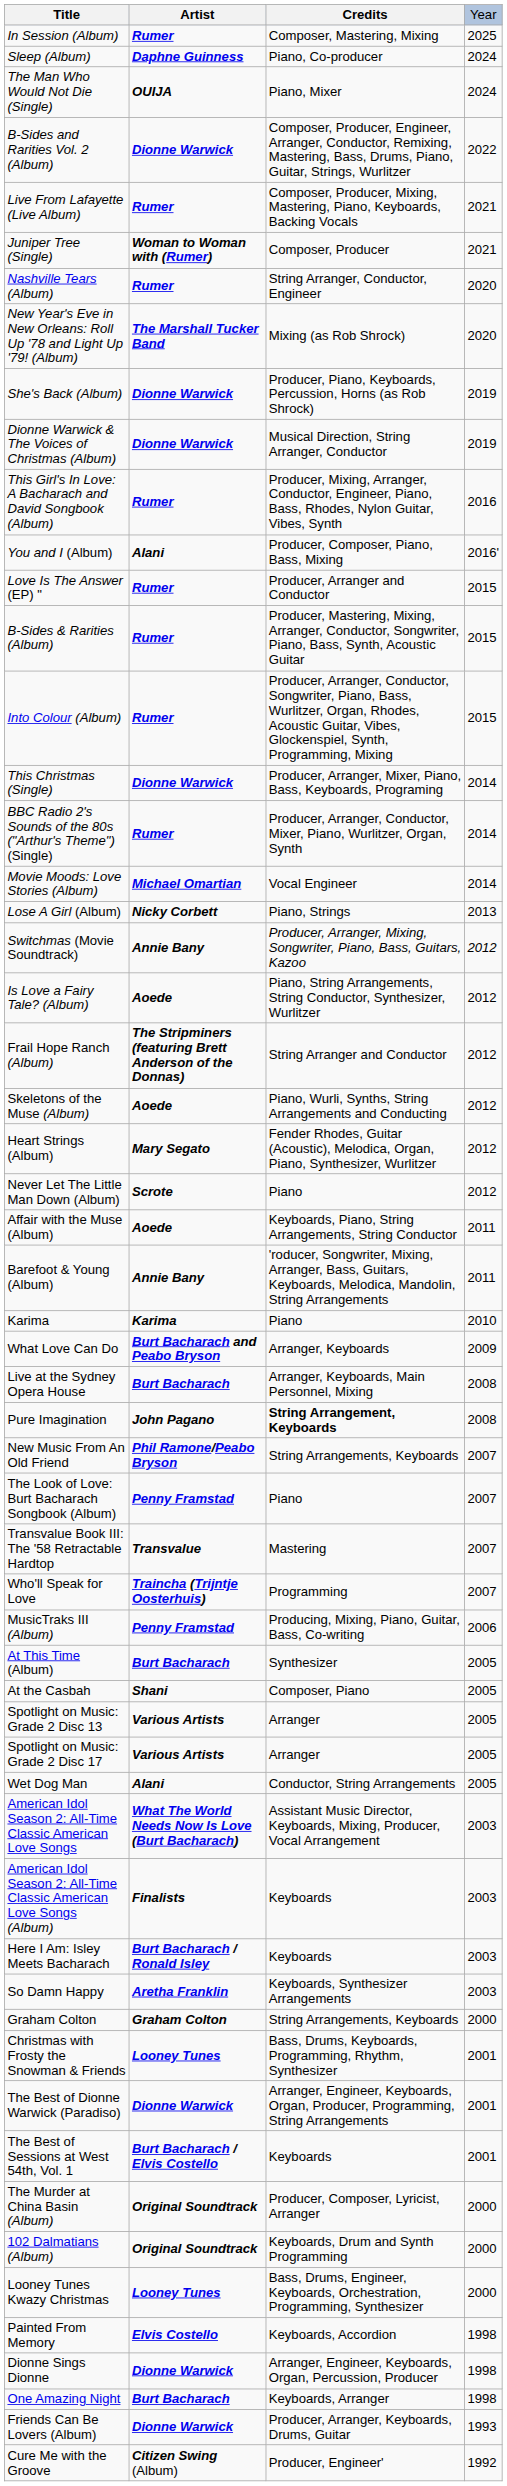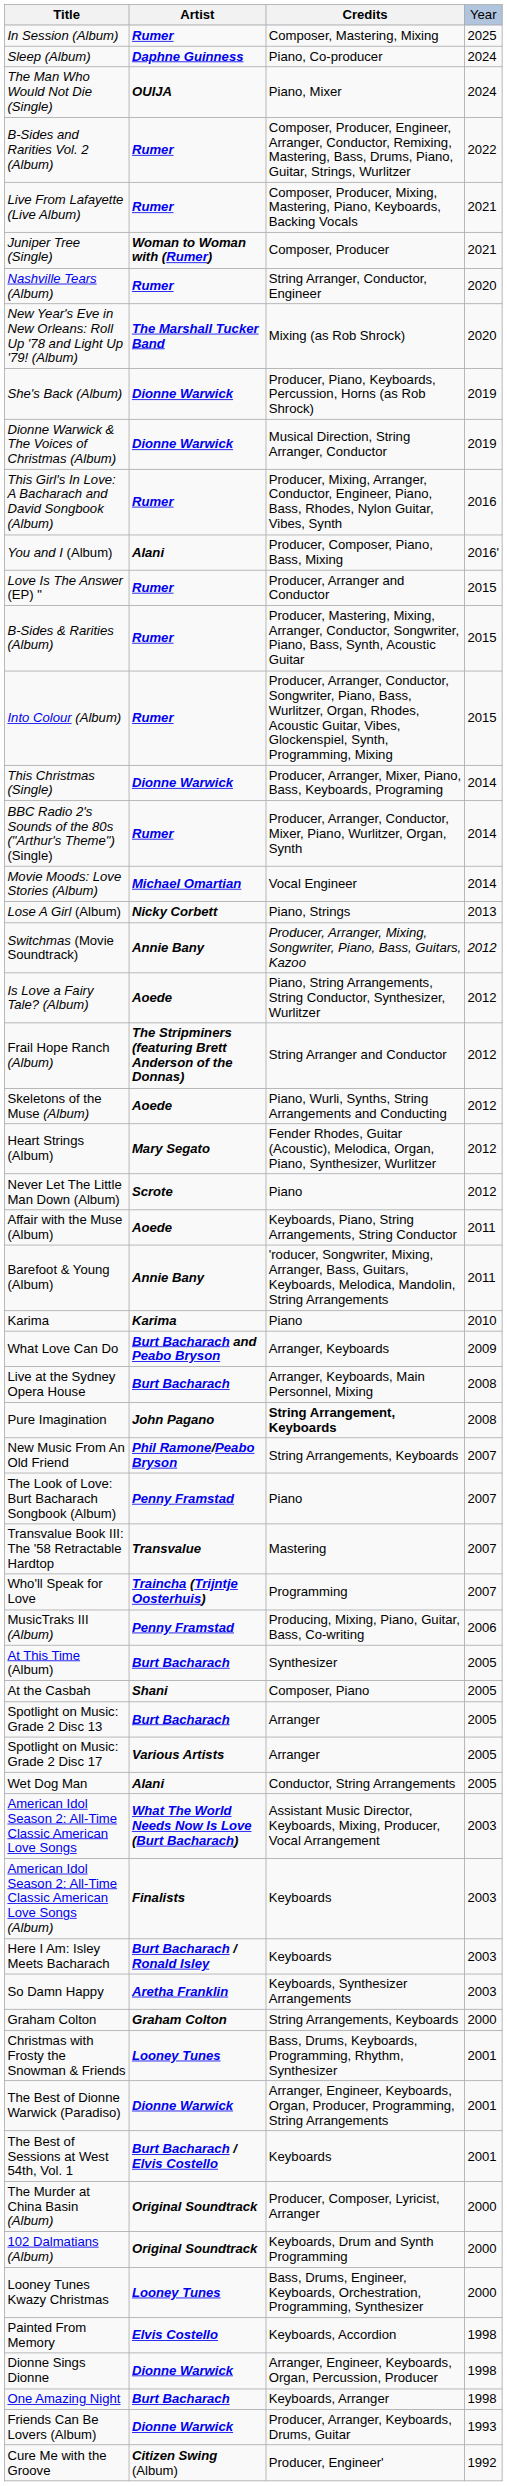(182, 149) Dionne Warwick -> (153, 149) Rumer
(178, 1719) Various Artists -> (181, 1719) Burt Bacharach
